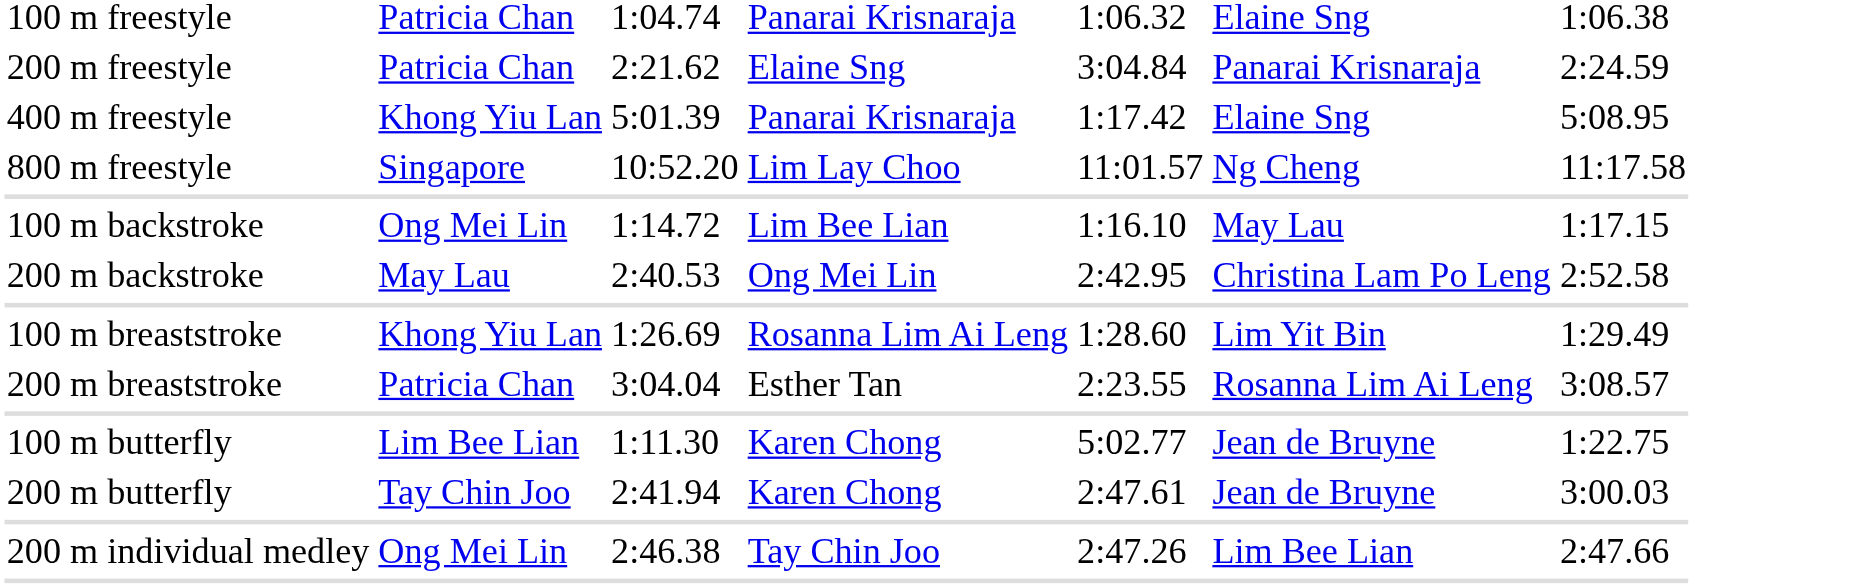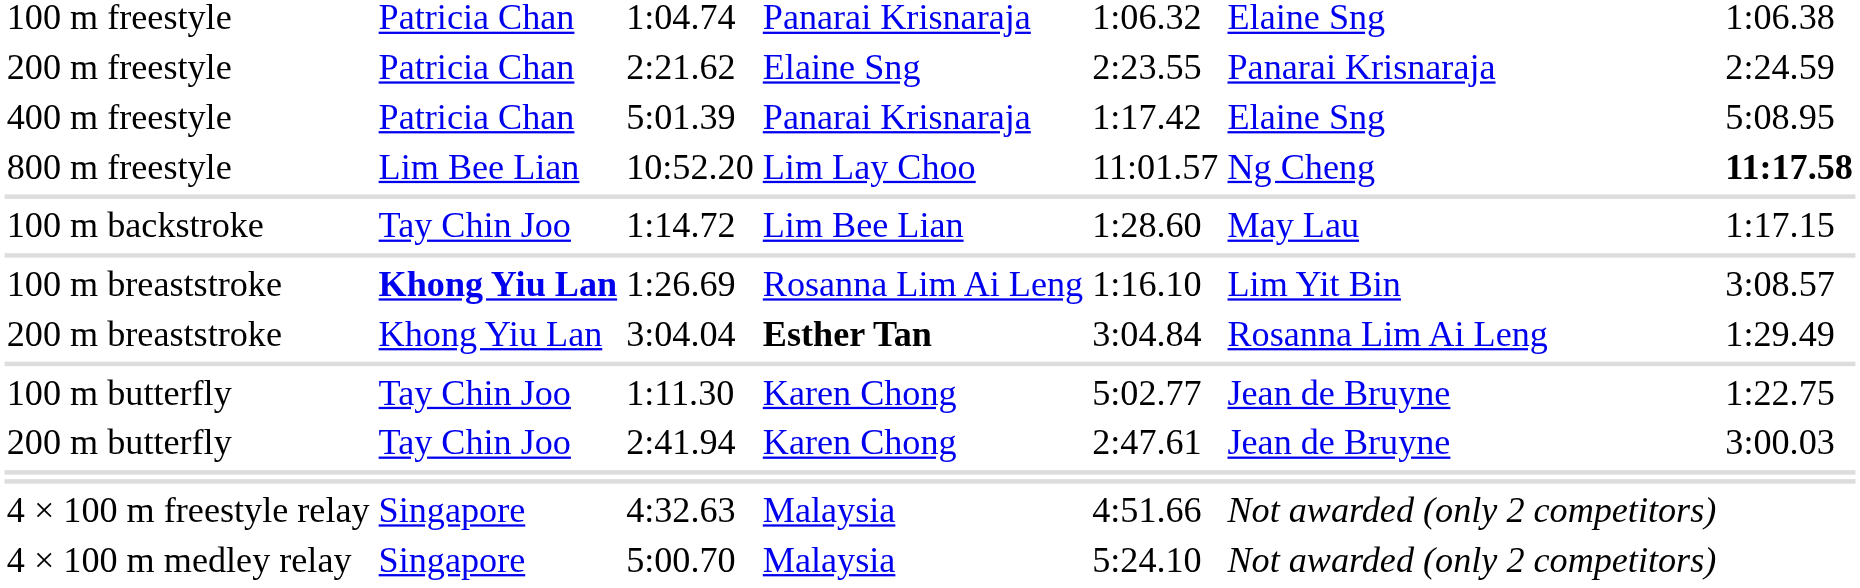(1132, 67) 3:04.84 -> (1147, 67) 2:23.55
(490, 116) Khong Yiu Lan -> (477, 116) Patricia Chan
(452, 166) Singapore -> (479, 166) Lim Bee Lian
(1623, 166) normal -> (1789, 166) bold
(473, 225) Ong Mei Lin -> (475, 225) Tay Chin Joo
(1132, 225) 1:16.10 -> (1147, 225) 1:28.60
- row: (135, 275)
(490, 333) normal -> (498, 284) bold
(1132, 333) 1:28.60 -> (1147, 284) 1:16.10
(1615, 333) 1:29.49 -> (1780, 284) 3:08.57
(476, 383) Patricia Chan -> (490, 333) Khong Yiu Lan
(825, 383) normal -> (847, 333) bold
(1132, 383) 2:23.55 -> (1147, 333) 3:04.84
(1615, 383) 3:08.57 -> (1780, 333) 1:29.49
(479, 442) Lim Bee Lian -> (475, 392) Tay Chin Joo
- row: (188, 550)
+ row: (188, 510)
+ row: (179, 559)
